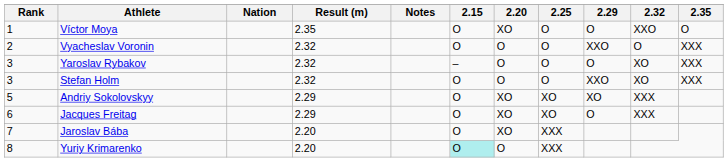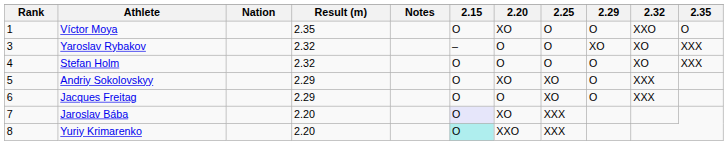- row: (107, 47)
(590, 64) O -> (597, 47) XO
(10, 81) 3 -> (10, 64) 4
(598, 81) XXO -> (593, 64) O
(594, 98) XO -> (593, 81) O
(505, 115) XO -> (501, 98) O
(457, 132) no background -> (456, 115) lavender background
(501, 149) O -> (508, 132) XXO
